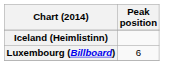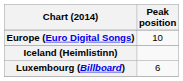+ row: (71, 38)
